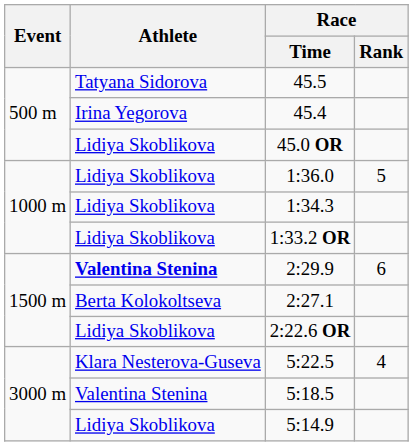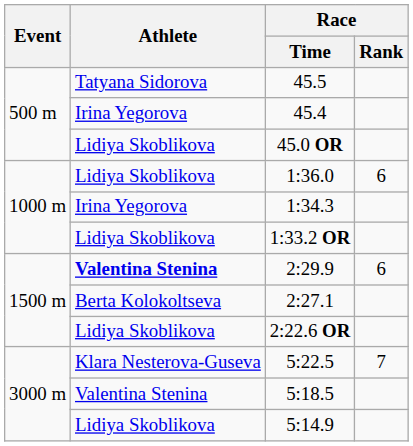(381, 176) 5 -> (381, 176) 6
(145, 207) Lidiya Skoblikova -> (131, 207) Irina Yegorova
(381, 362) 4 -> (381, 362) 7
